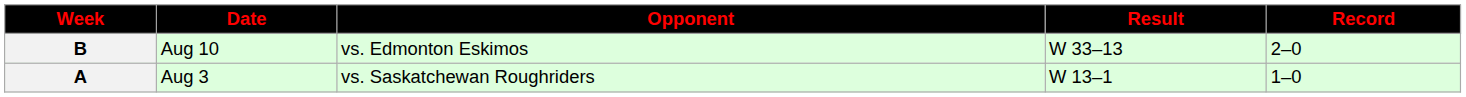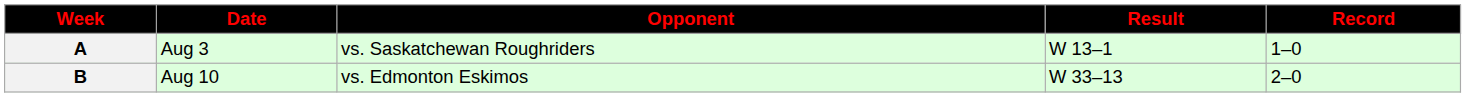rows swapped: (80, 77) <-> (80, 48)
